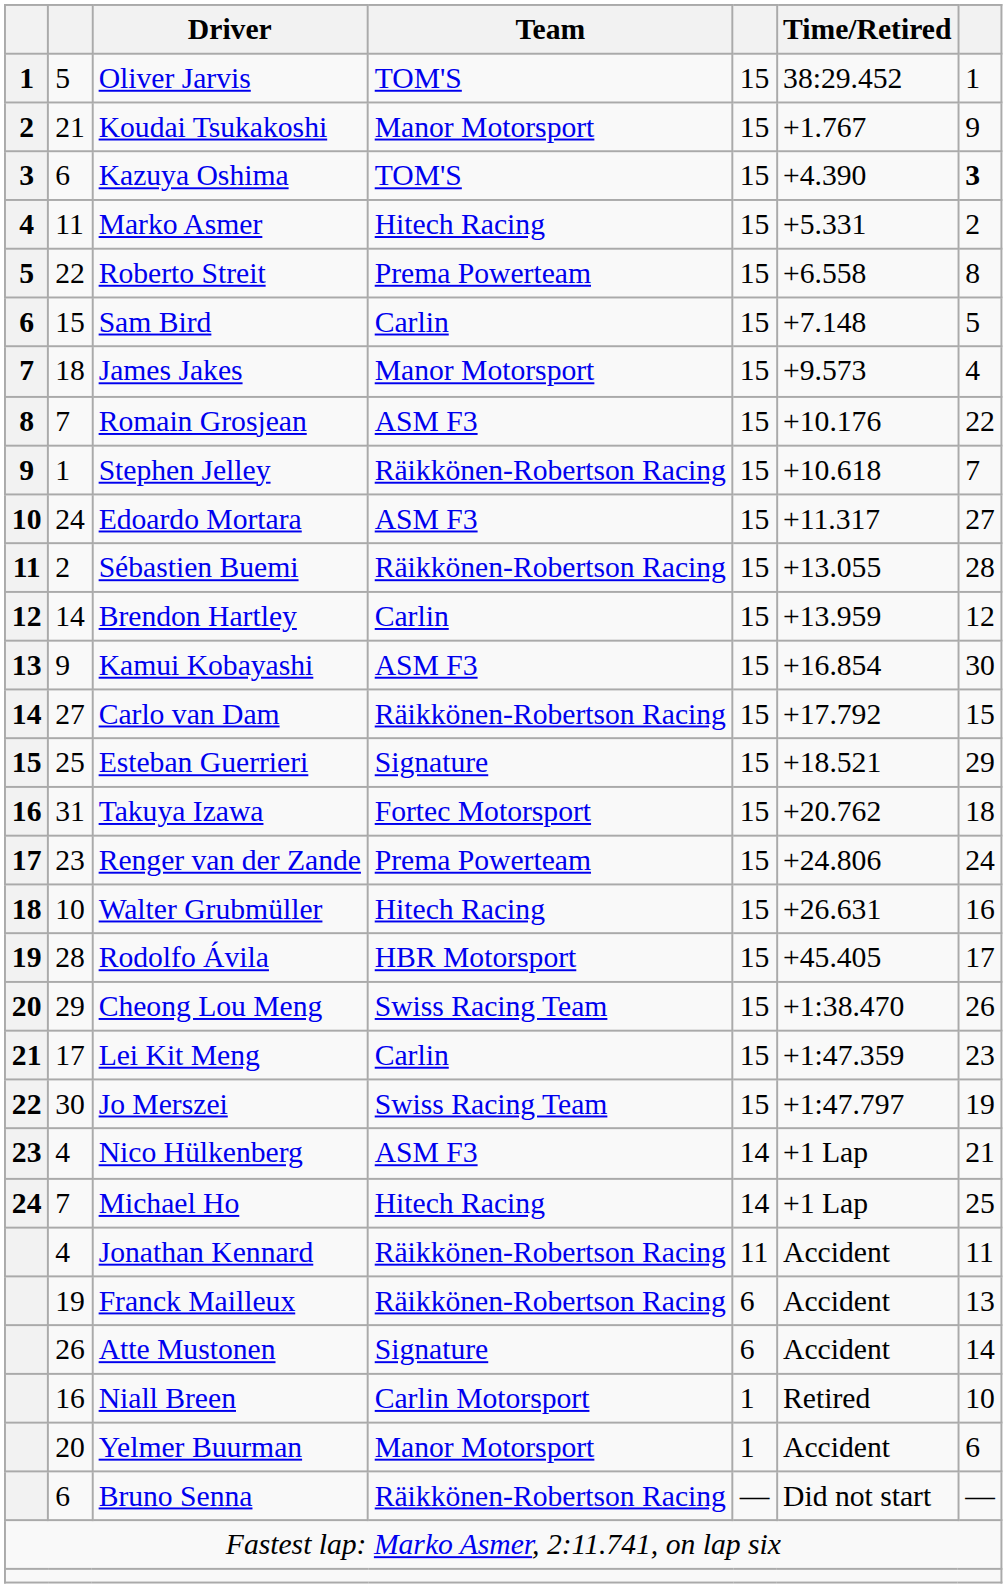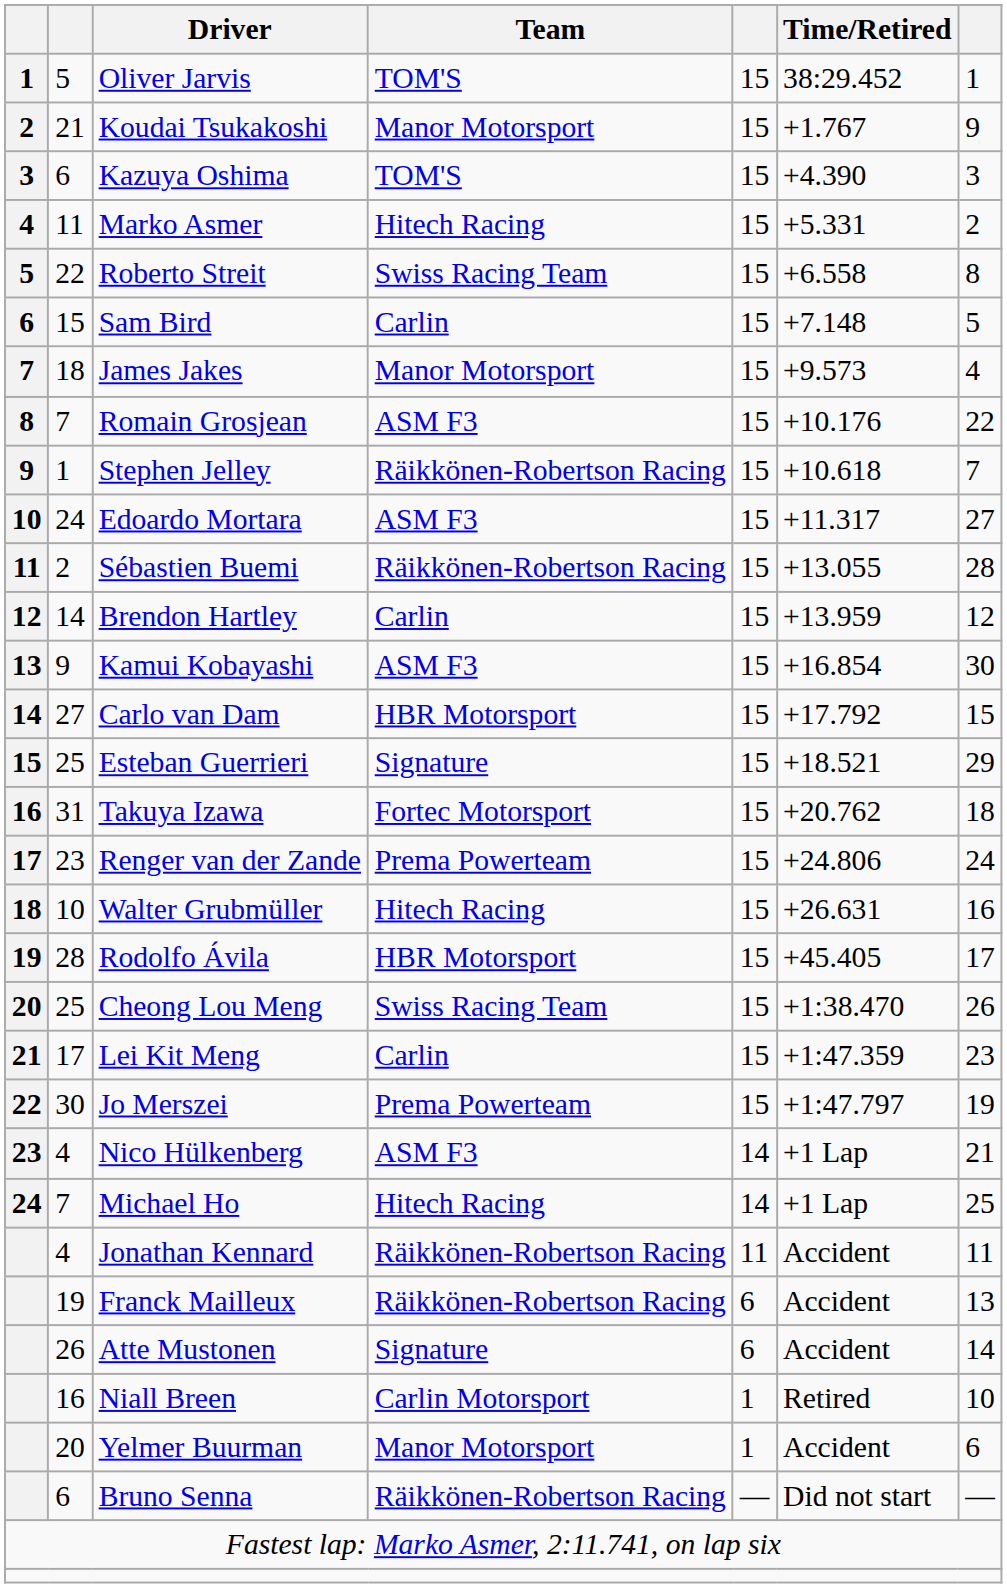(973, 175) bold -> (973, 175) normal
(483, 273) Prema Powerteam -> (491, 273) Swiss Racing Team
(550, 713) Räikkönen-Robertson Racing -> (476, 713) HBR Motorsport
(70, 1006) 29 -> (70, 1006) 25
(491, 1104) Swiss Racing Team -> (483, 1104) Prema Powerteam
